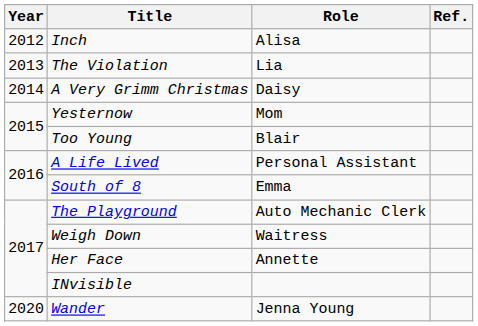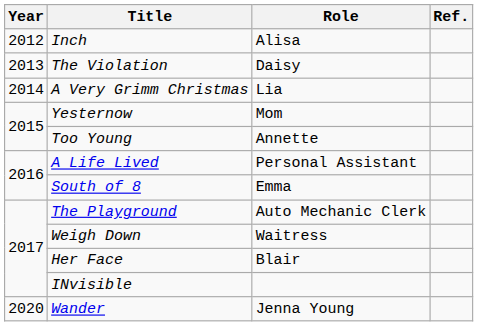(269, 65) Lia -> (278, 65) Daisy
(278, 90) Daisy -> (269, 90) Lia
(278, 139) Blair -> (287, 139) Annette
(287, 260) Annette -> (278, 260) Blair
